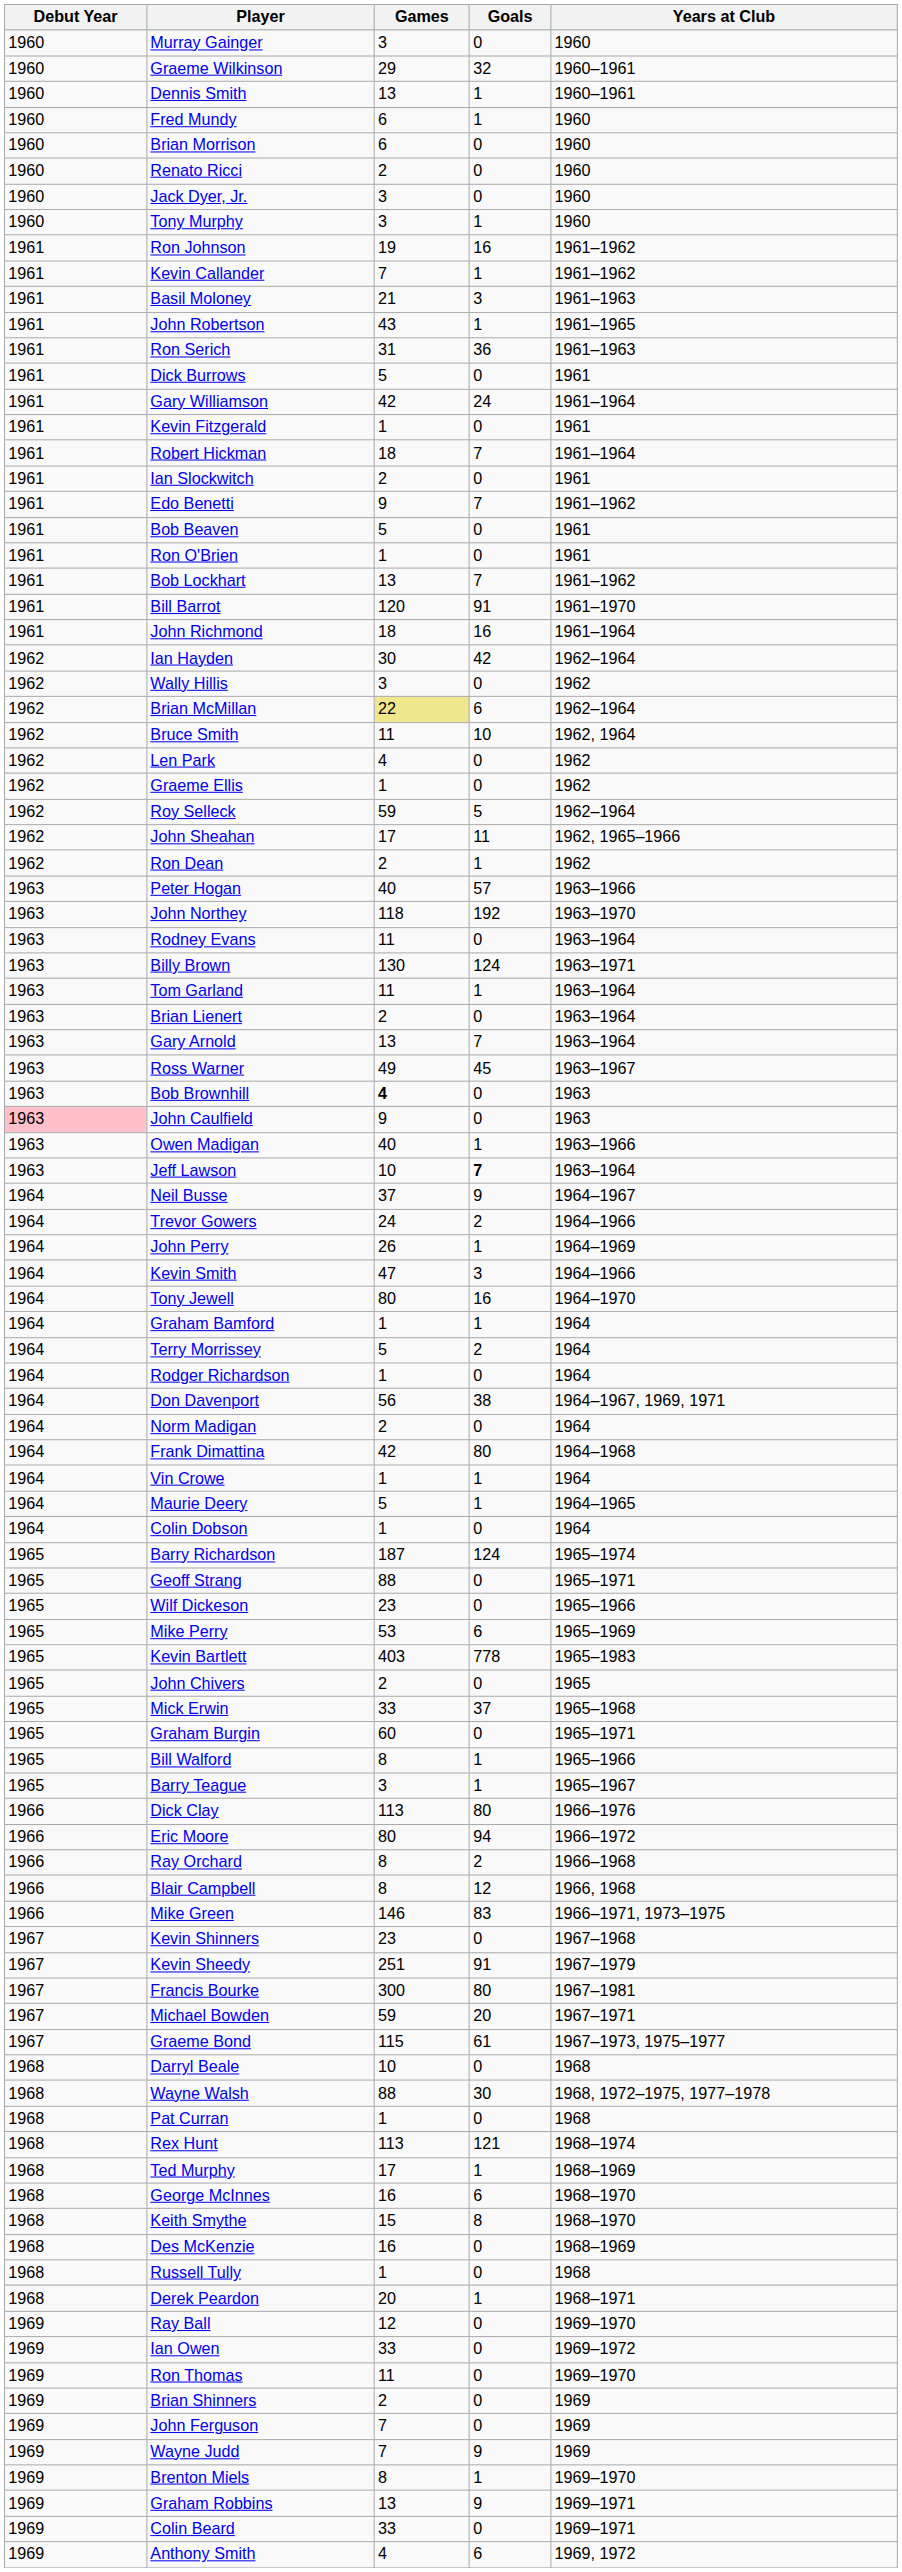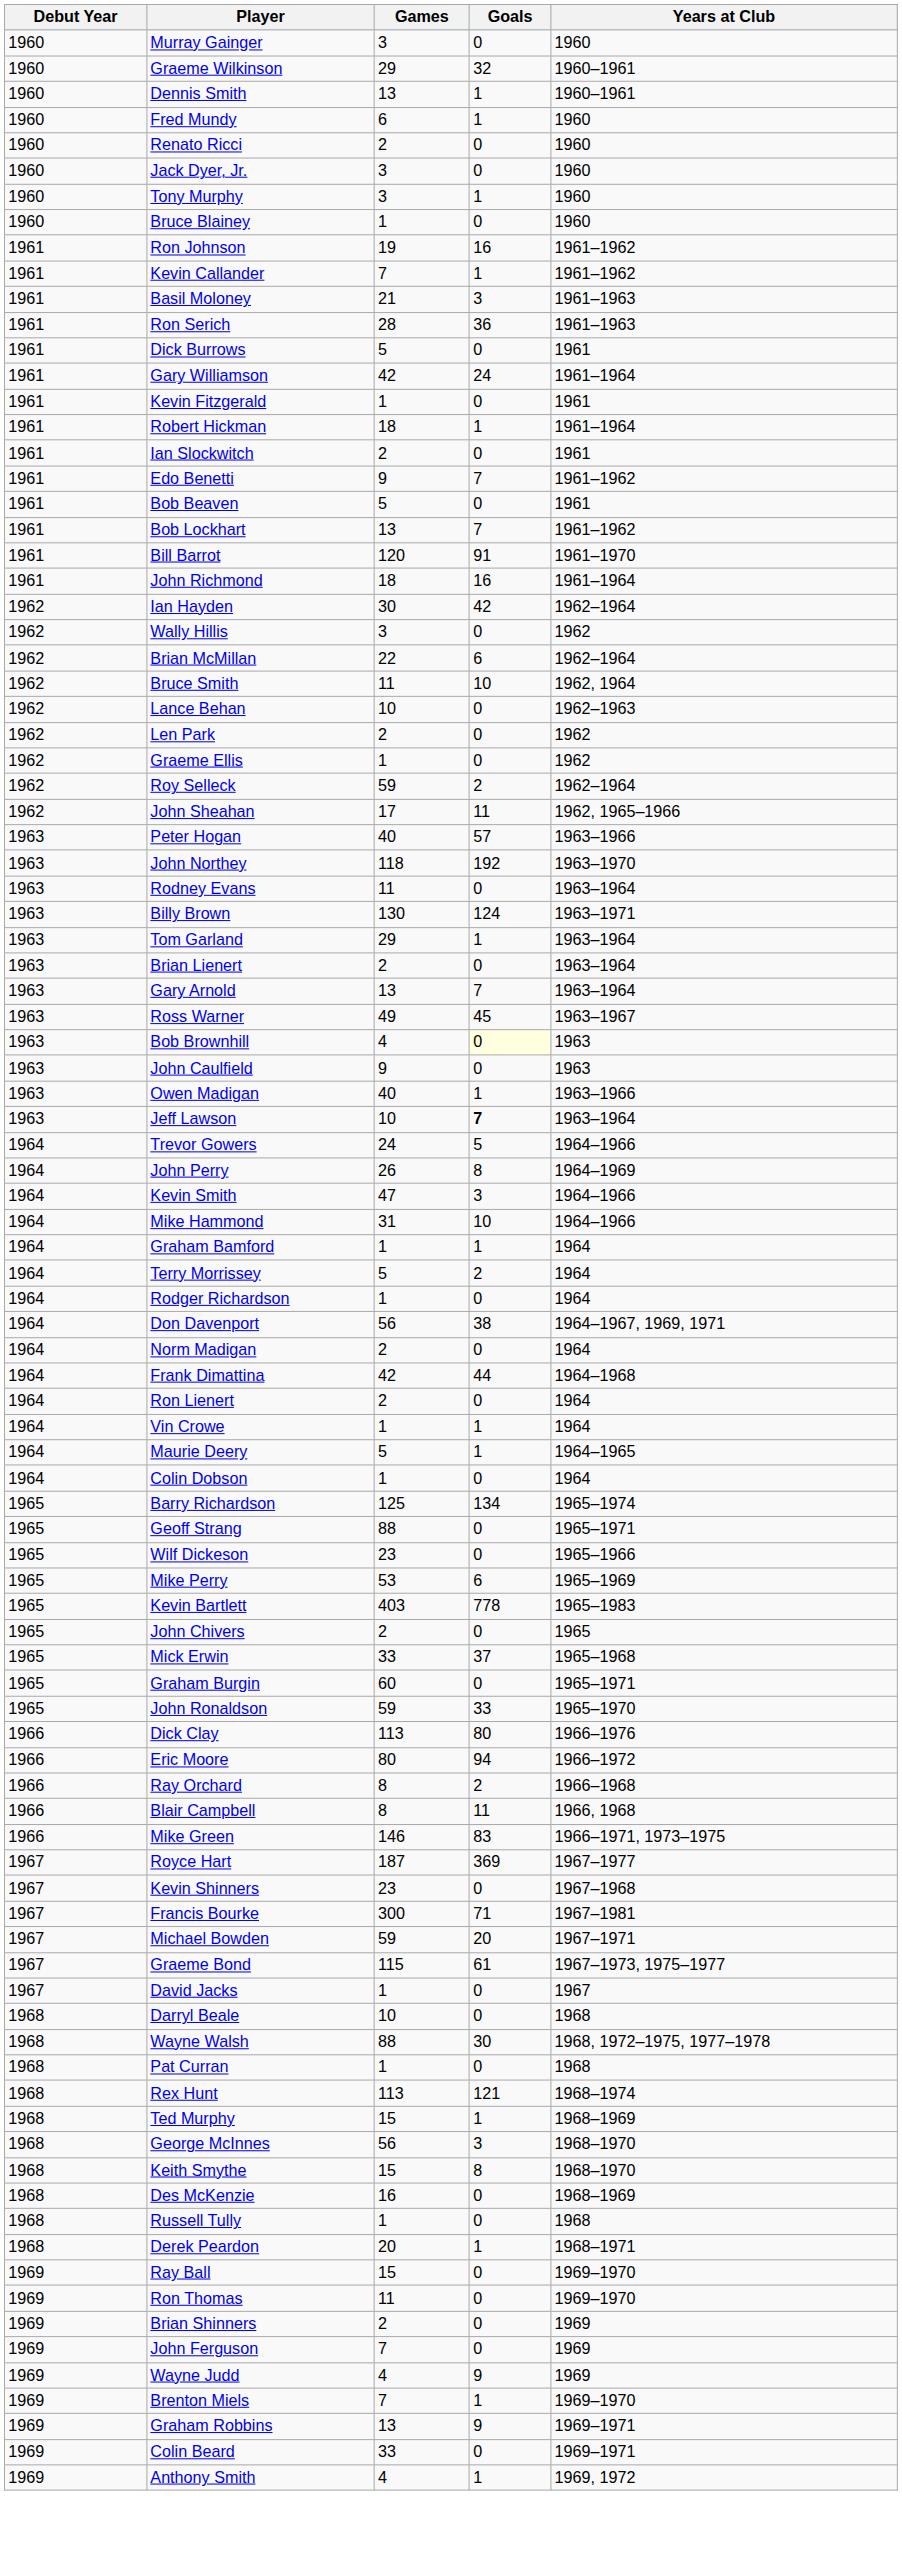- row: (203, 145)
+ row: (200, 222)
- row: (207, 324)
(387, 350) 31 -> (387, 324) 28
(478, 453) 7 -> (478, 427) 1
- row: (194, 555)
(387, 709) khaki background -> (387, 658) no background
+ row: (198, 709)
(383, 760) 4 -> (383, 734) 2
(478, 811) 5 -> (478, 786) 2
- row: (187, 863)
(386, 991) 11 -> (387, 939) 29
(383, 1093) bold -> (383, 1042) normal
(478, 1093) no background -> (478, 1042) lightyellow background
(26, 1119) pink background -> (26, 1068) no background
- row: (189, 1196)
(478, 1221) 2 -> (478, 1144) 5
(478, 1247) 1 -> (478, 1170) 8
- row: (192, 1298)
+ row: (207, 1221)
(482, 1452) 80 -> (482, 1375) 44
+ row: (192, 1401)
(392, 1555) 187 -> (392, 1503) 125
(487, 1555) 124 -> (487, 1503) 134
- row: (191, 1760)
+ row: (209, 1708)
- row: (198, 1785)
(482, 1888) 12 -> (482, 1811) 11
+ row: (191, 1862)
- row: (200, 1965)
(482, 1990) 80 -> (482, 1913) 71
+ row: (194, 1990)
(387, 2170) 17 -> (387, 2118) 15
(387, 2195) 16 -> (387, 2144) 56
(478, 2195) 6 -> (478, 2144) 3
(387, 2323) 12 -> (387, 2272) 15
- row: (185, 2349)
(383, 2452) 7 -> (383, 2375) 4
(383, 2477) 8 -> (383, 2400) 7
(478, 2554) 6 -> (478, 2477) 1
